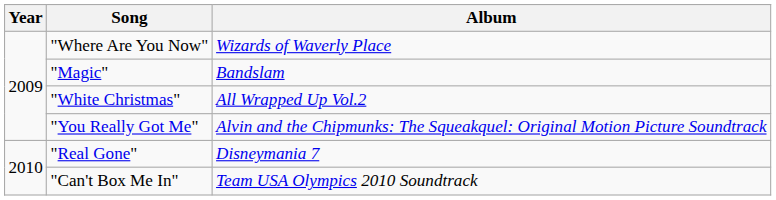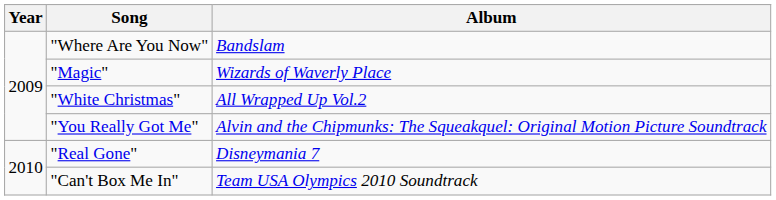(304, 45) Wizards of Waverly Place -> (250, 45) Bandslam
(250, 72) Bandslam -> (304, 72) Wizards of Waverly Place
